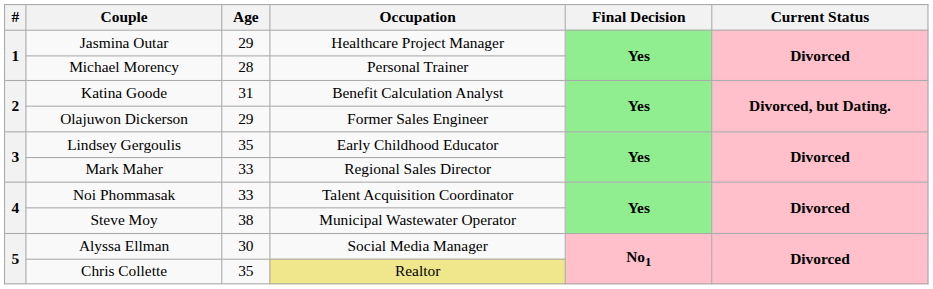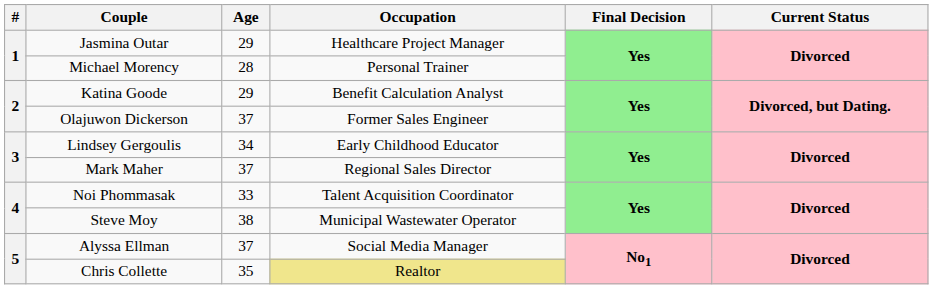(246, 93) 31 -> (246, 93) 29
(246, 119) 29 -> (246, 119) 37
(246, 144) 35 -> (246, 144) 34
(246, 170) 33 -> (246, 170) 37
(246, 246) 30 -> (246, 246) 37
